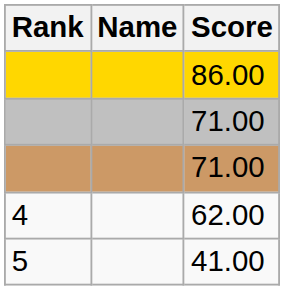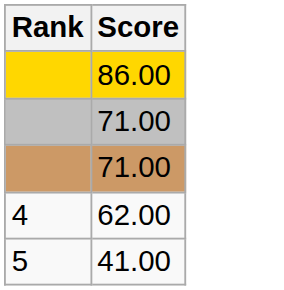- column: (137, 27)
